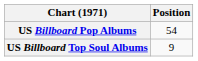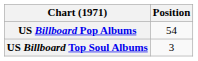(172, 47) 9 -> (172, 47) 3
